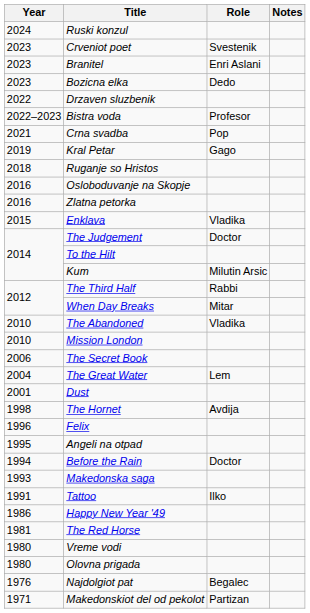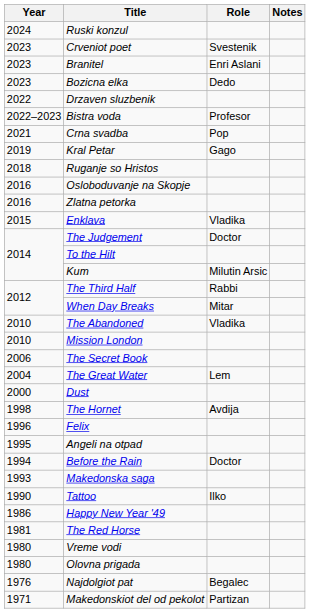(19, 392) 2001 -> (19, 392) 2000
(19, 496) 1991 -> (19, 496) 1990
